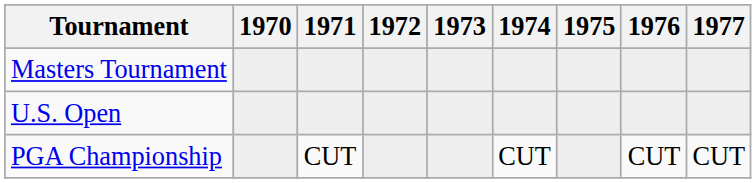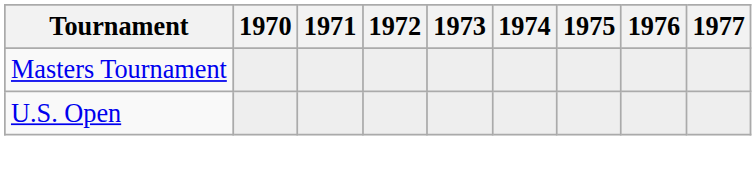- row: (116, 156)
